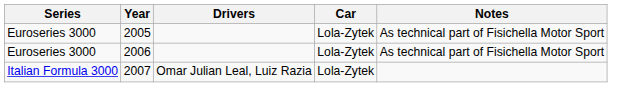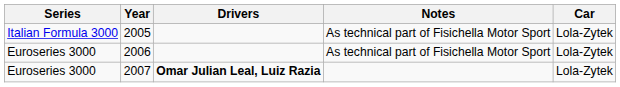columns swapped: (346, 14) <-> (492, 14)
(51, 33) Euroseries 3000 -> (63, 33) Italian Formula 3000
(63, 71) Italian Formula 3000 -> (51, 71) Euroseries 3000
(234, 71) normal -> (238, 71) bold
